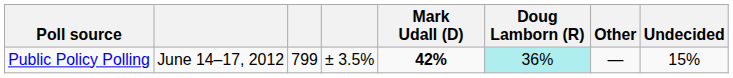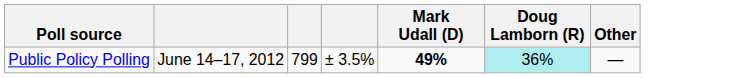- column: (684, 34)
(431, 60) 42% -> (431, 60) 49%
